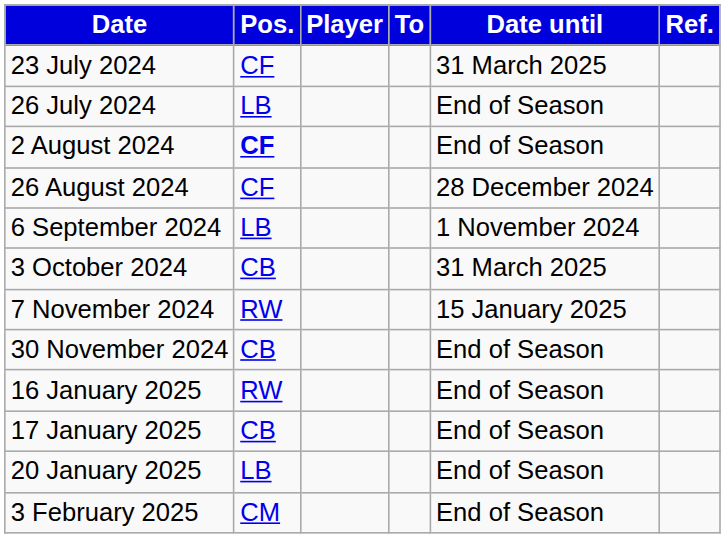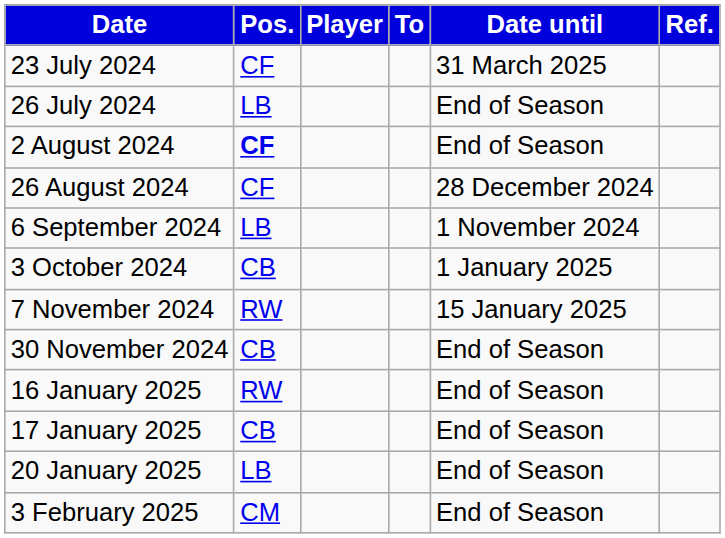(521, 268) 31 March 2025 -> (524, 268) 1 January 2025
